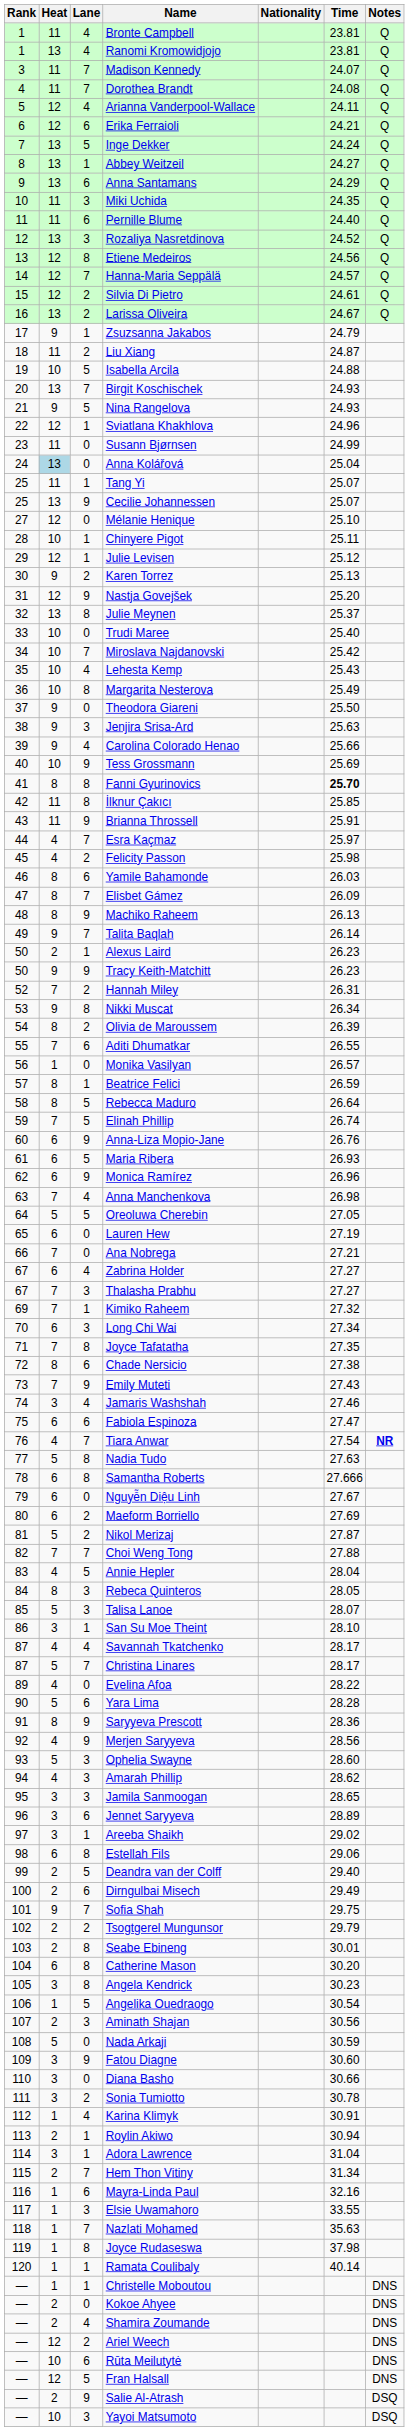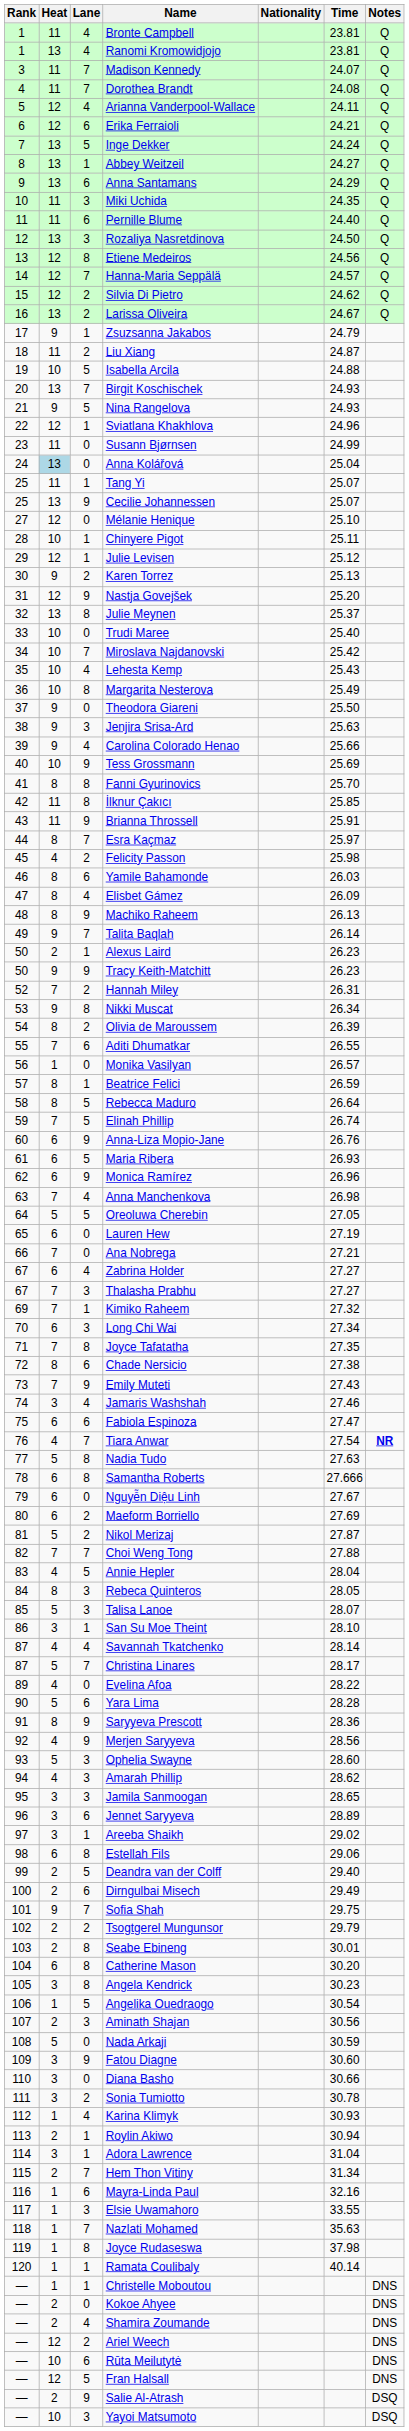(345, 239) 24.52 -> (345, 239) 24.50
(345, 295) 24.61 -> (345, 295) 24.62
(345, 783) bold -> (345, 783) normal
(54, 840) 4 -> (54, 840) 8
(86, 896) 7 -> (86, 896) 4
(345, 1647) 28.17 -> (345, 1647) 28.14
(345, 2116) 30.91 -> (345, 2116) 30.93
